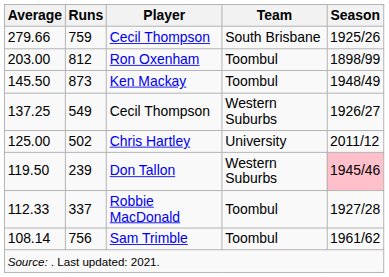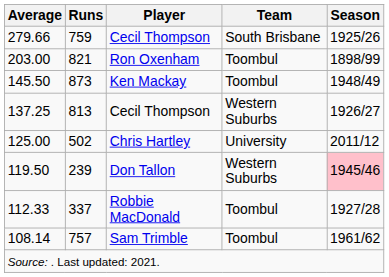(80, 59) 812 -> (80, 59) 821
(80, 111) 549 -> (80, 111) 813
(80, 239) 756 -> (80, 239) 757
